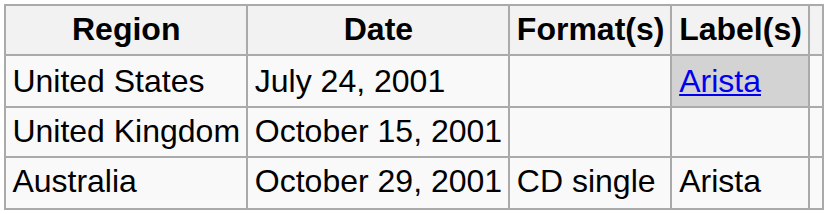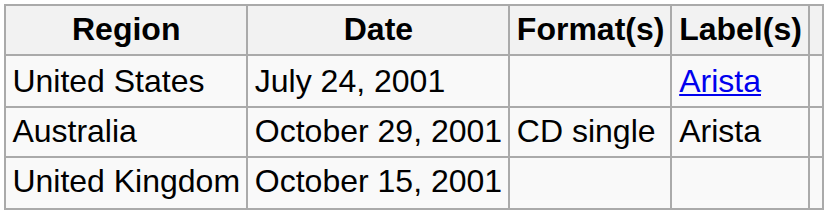(720, 80) lightgrey background -> (720, 80) no background
rows swapped: (126, 131) <-> (75, 182)
